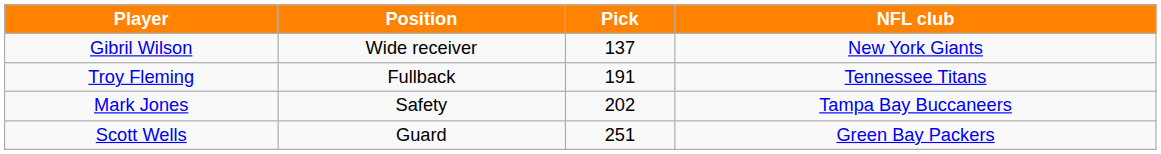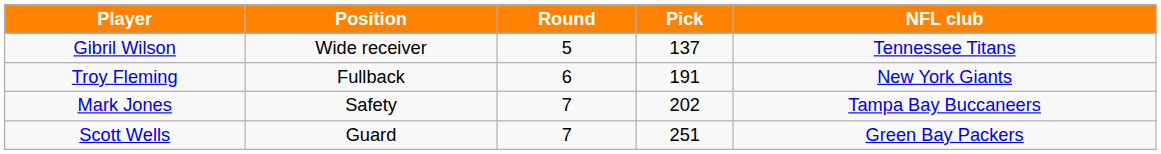+ column: (567, 18)
(916, 47) New York Giants -> (945, 47) Tennessee Titans
(916, 76) Tennessee Titans -> (945, 76) New York Giants
